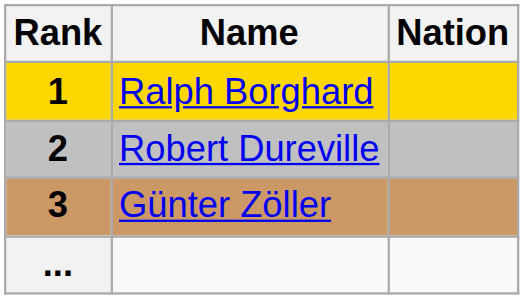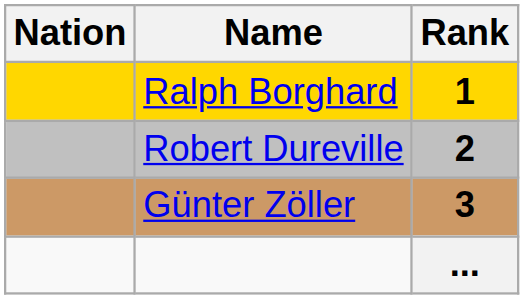columns swapped: (58, 33) <-> (453, 33)
